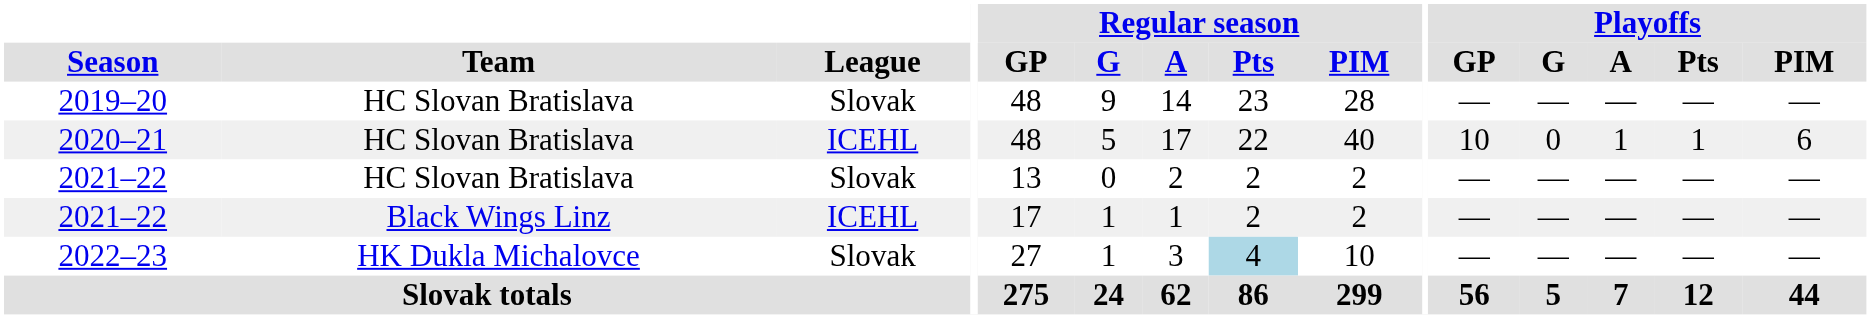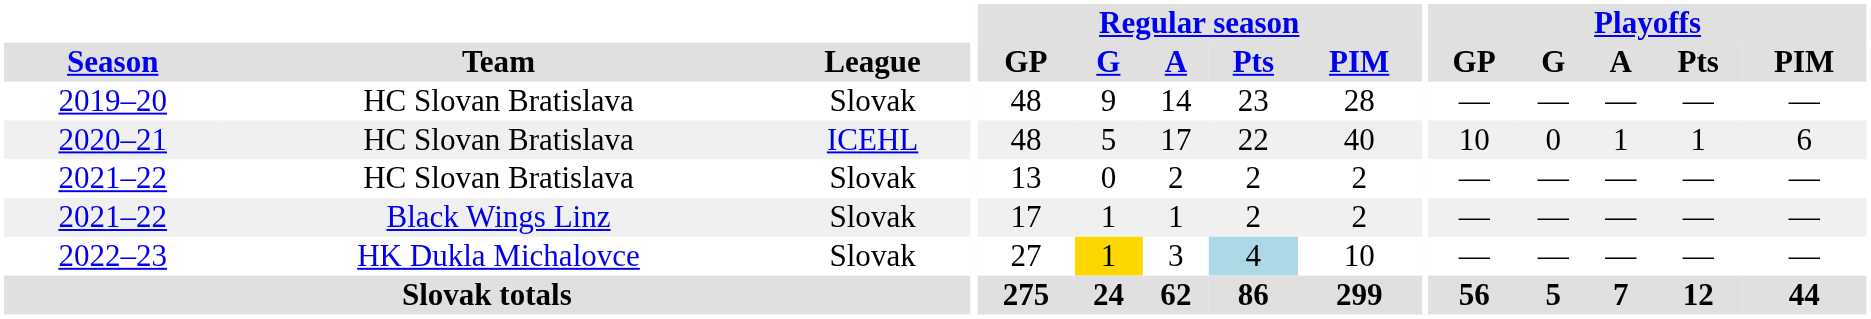(873, 216) ICEHL -> (873, 216) Slovak
(1108, 255) no background -> (1108, 255) gold background
